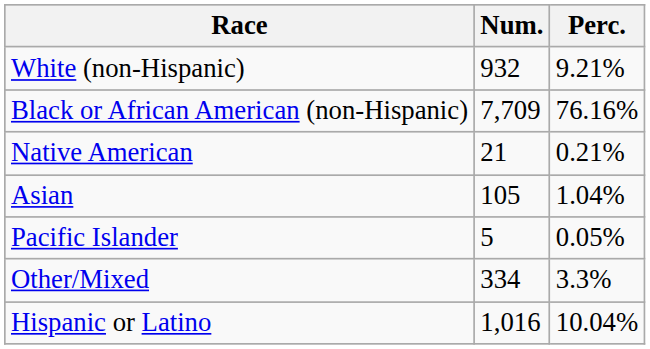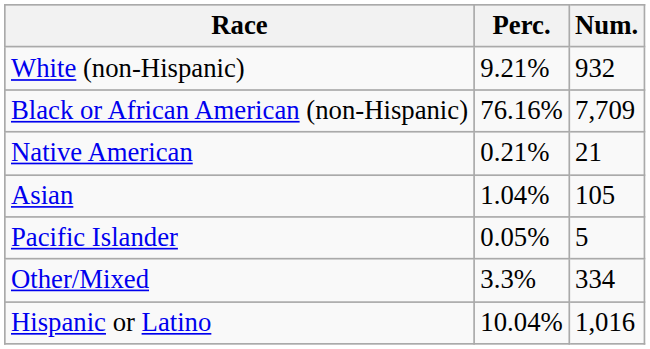columns swapped: (512, 25) <-> (597, 25)
